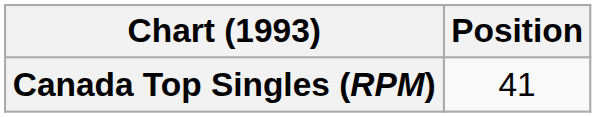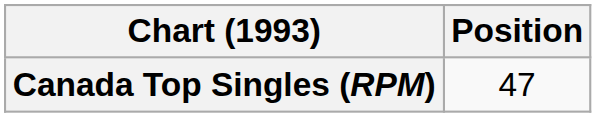(517, 84) 41 -> (517, 84) 47
